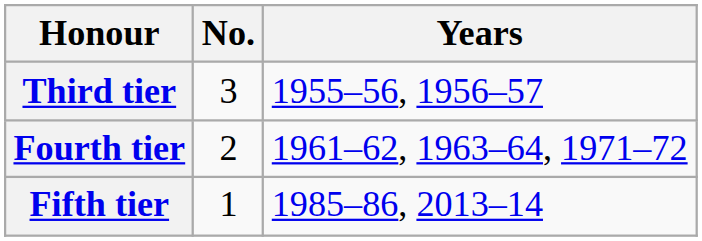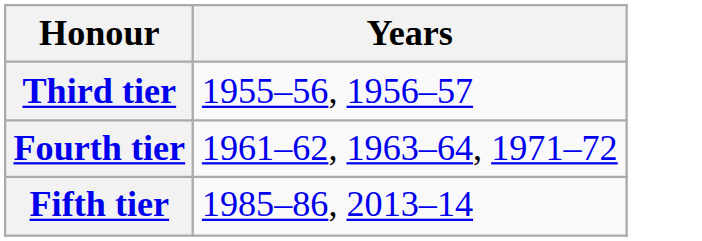- column: (228, 33)
